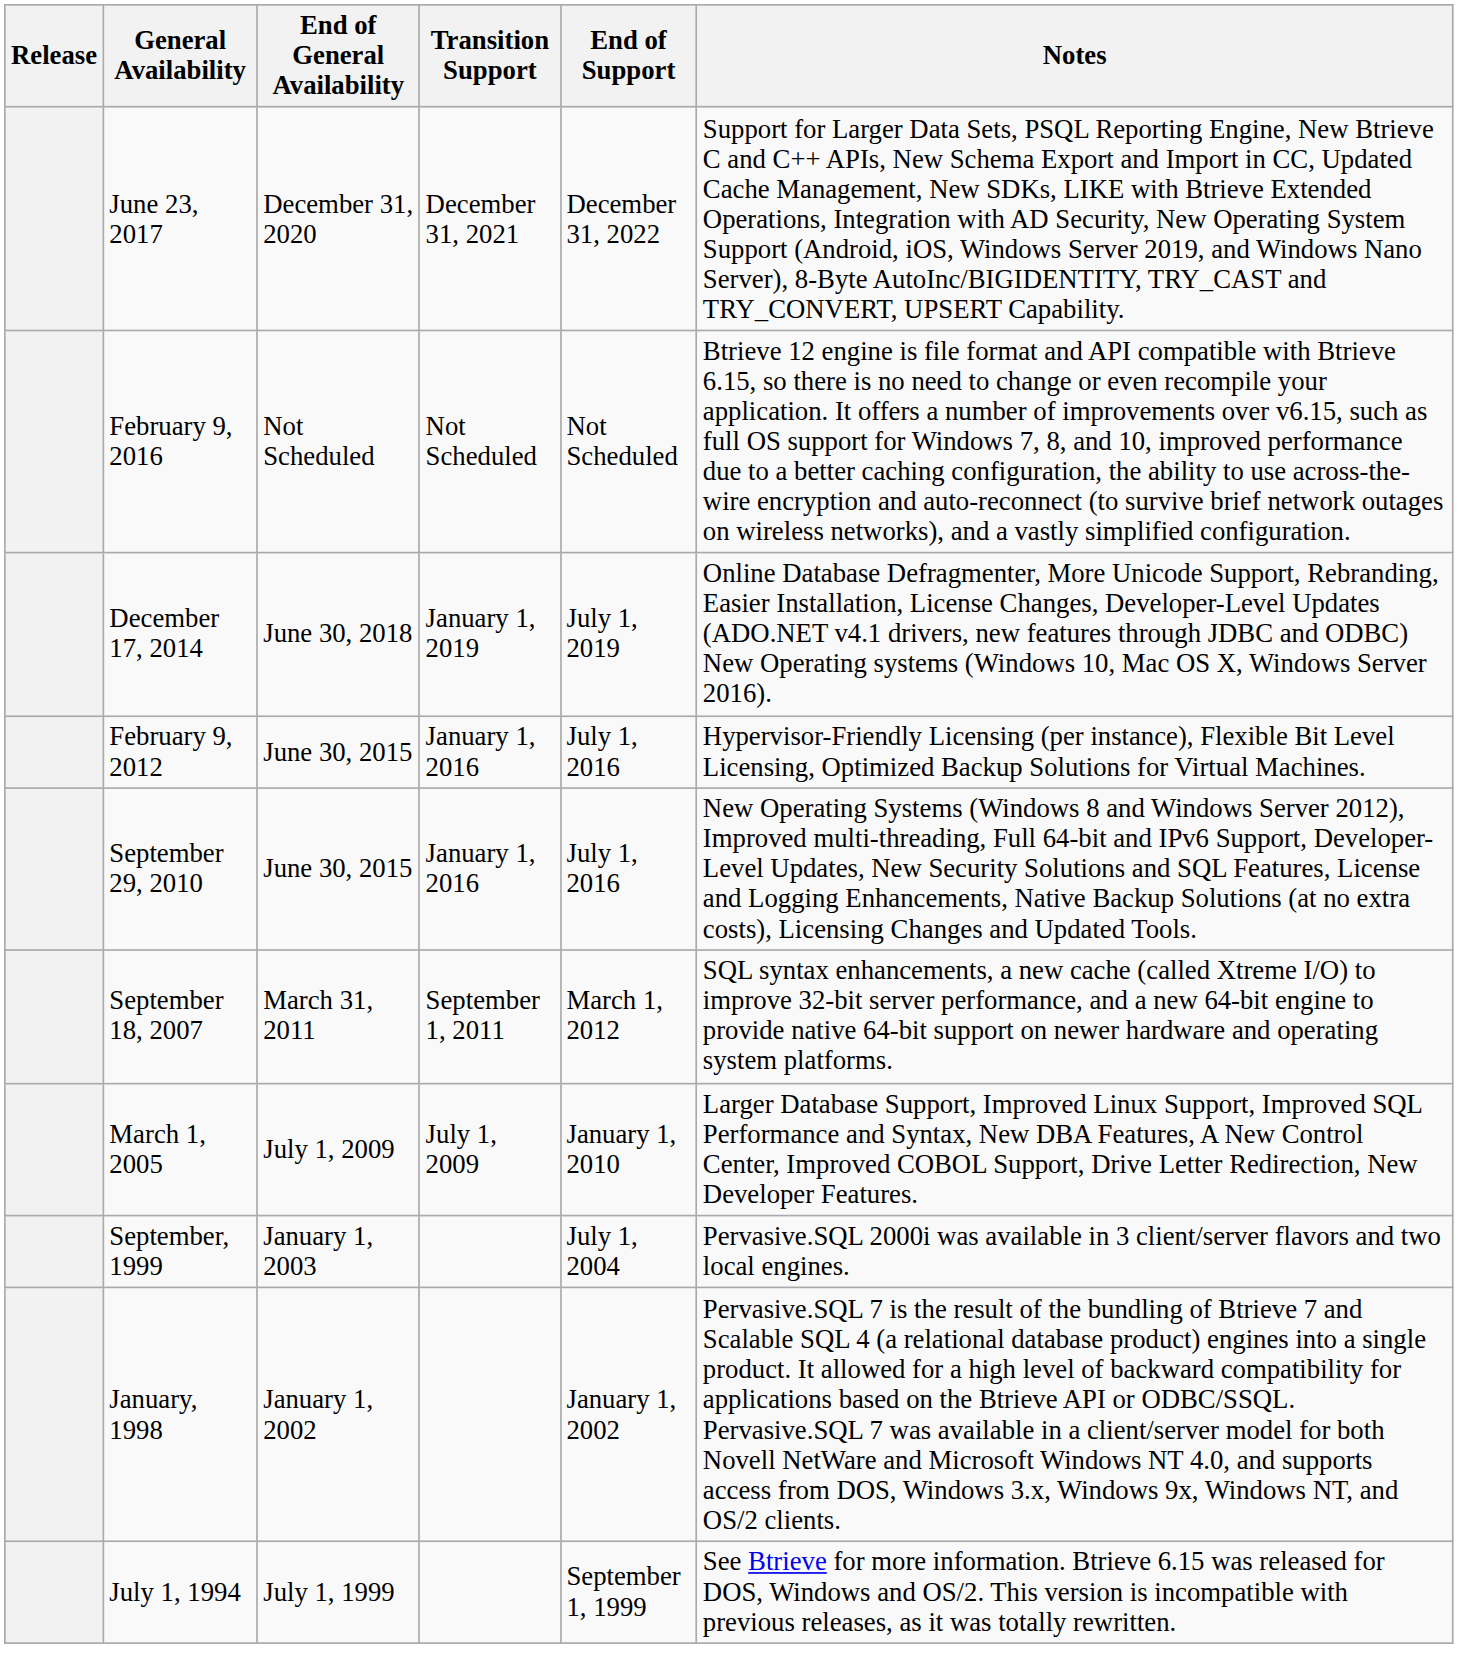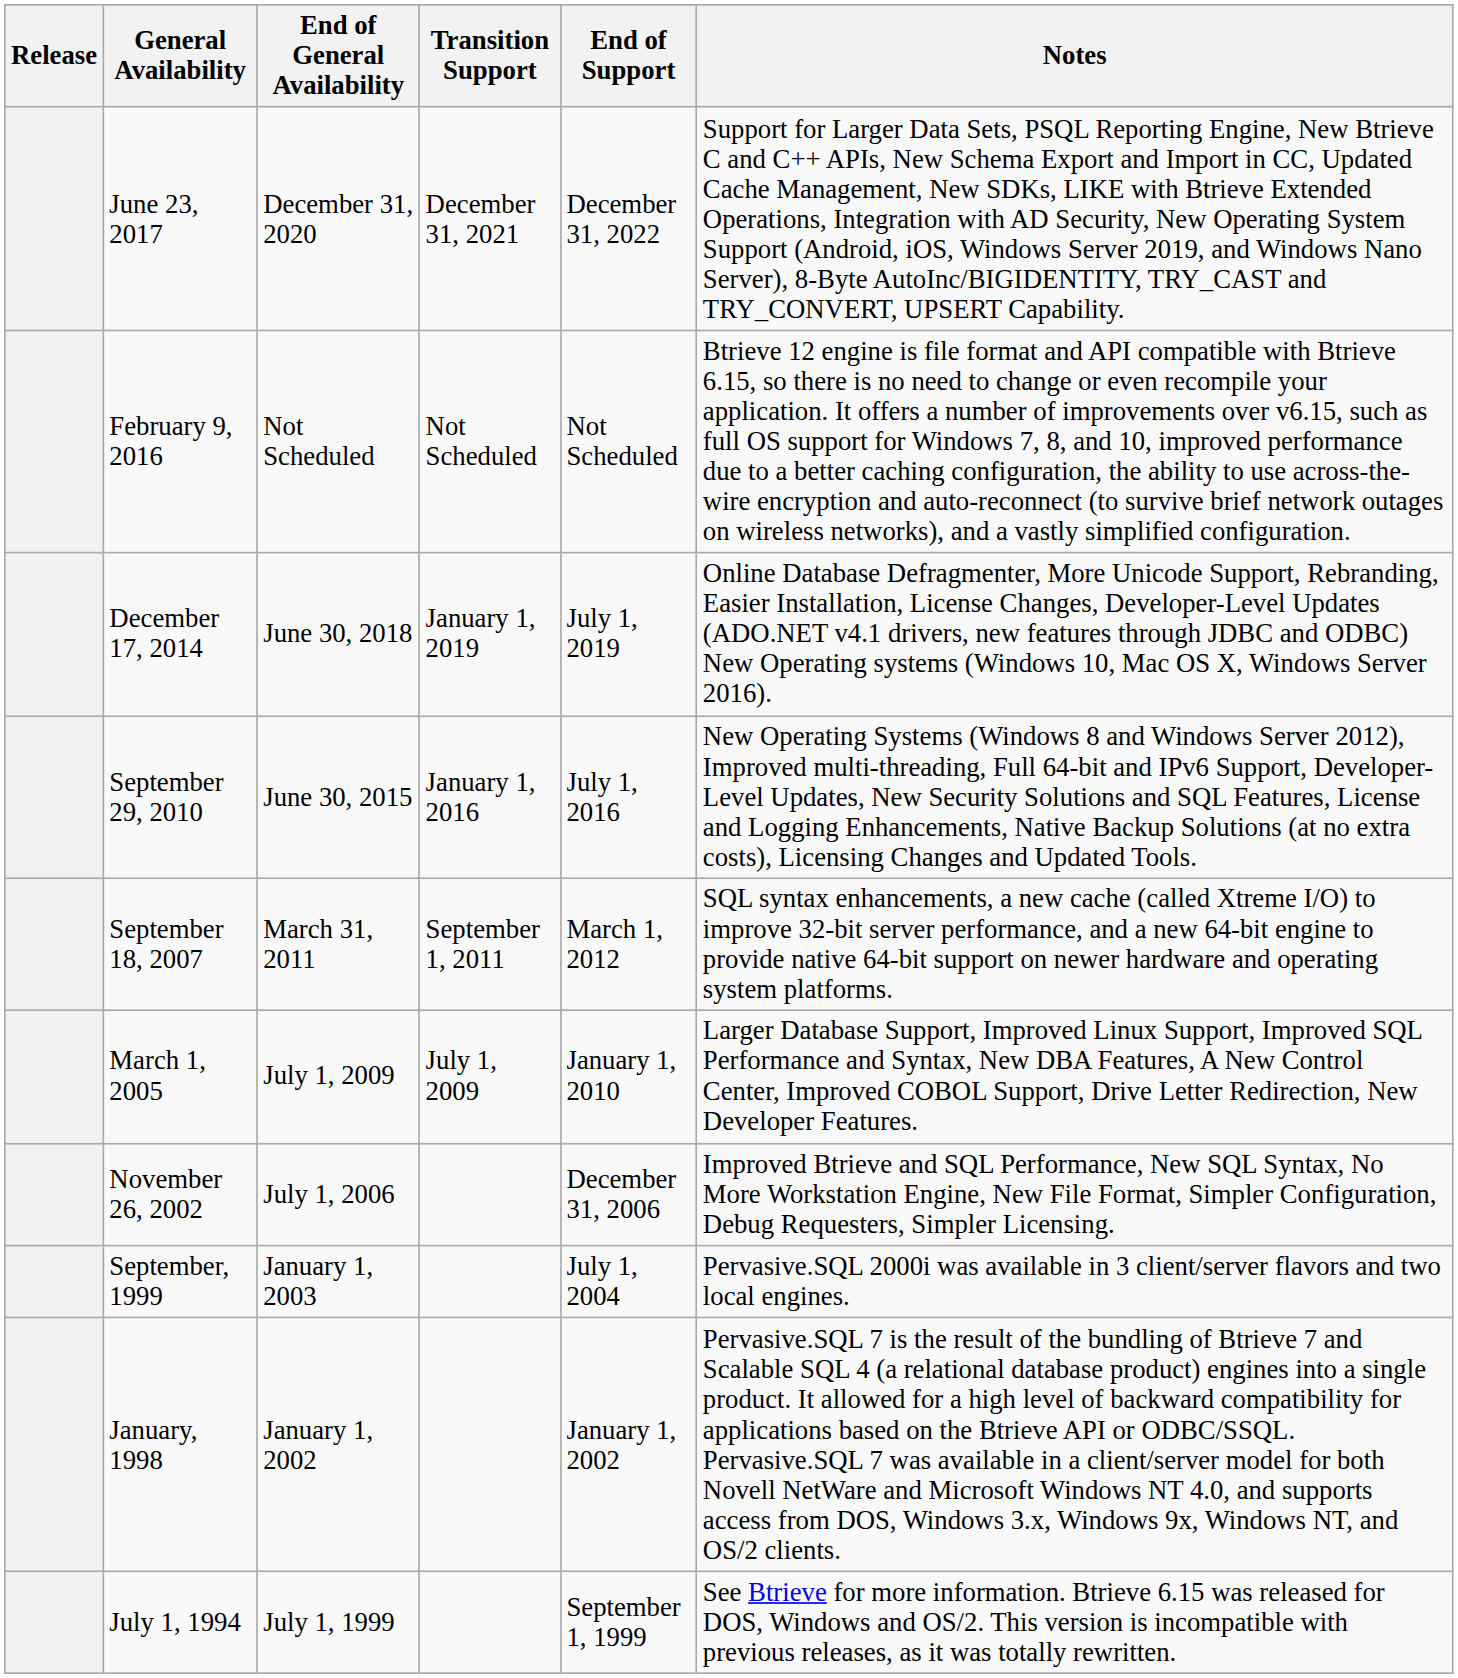- row: (171, 751)
+ row: (166, 1194)
